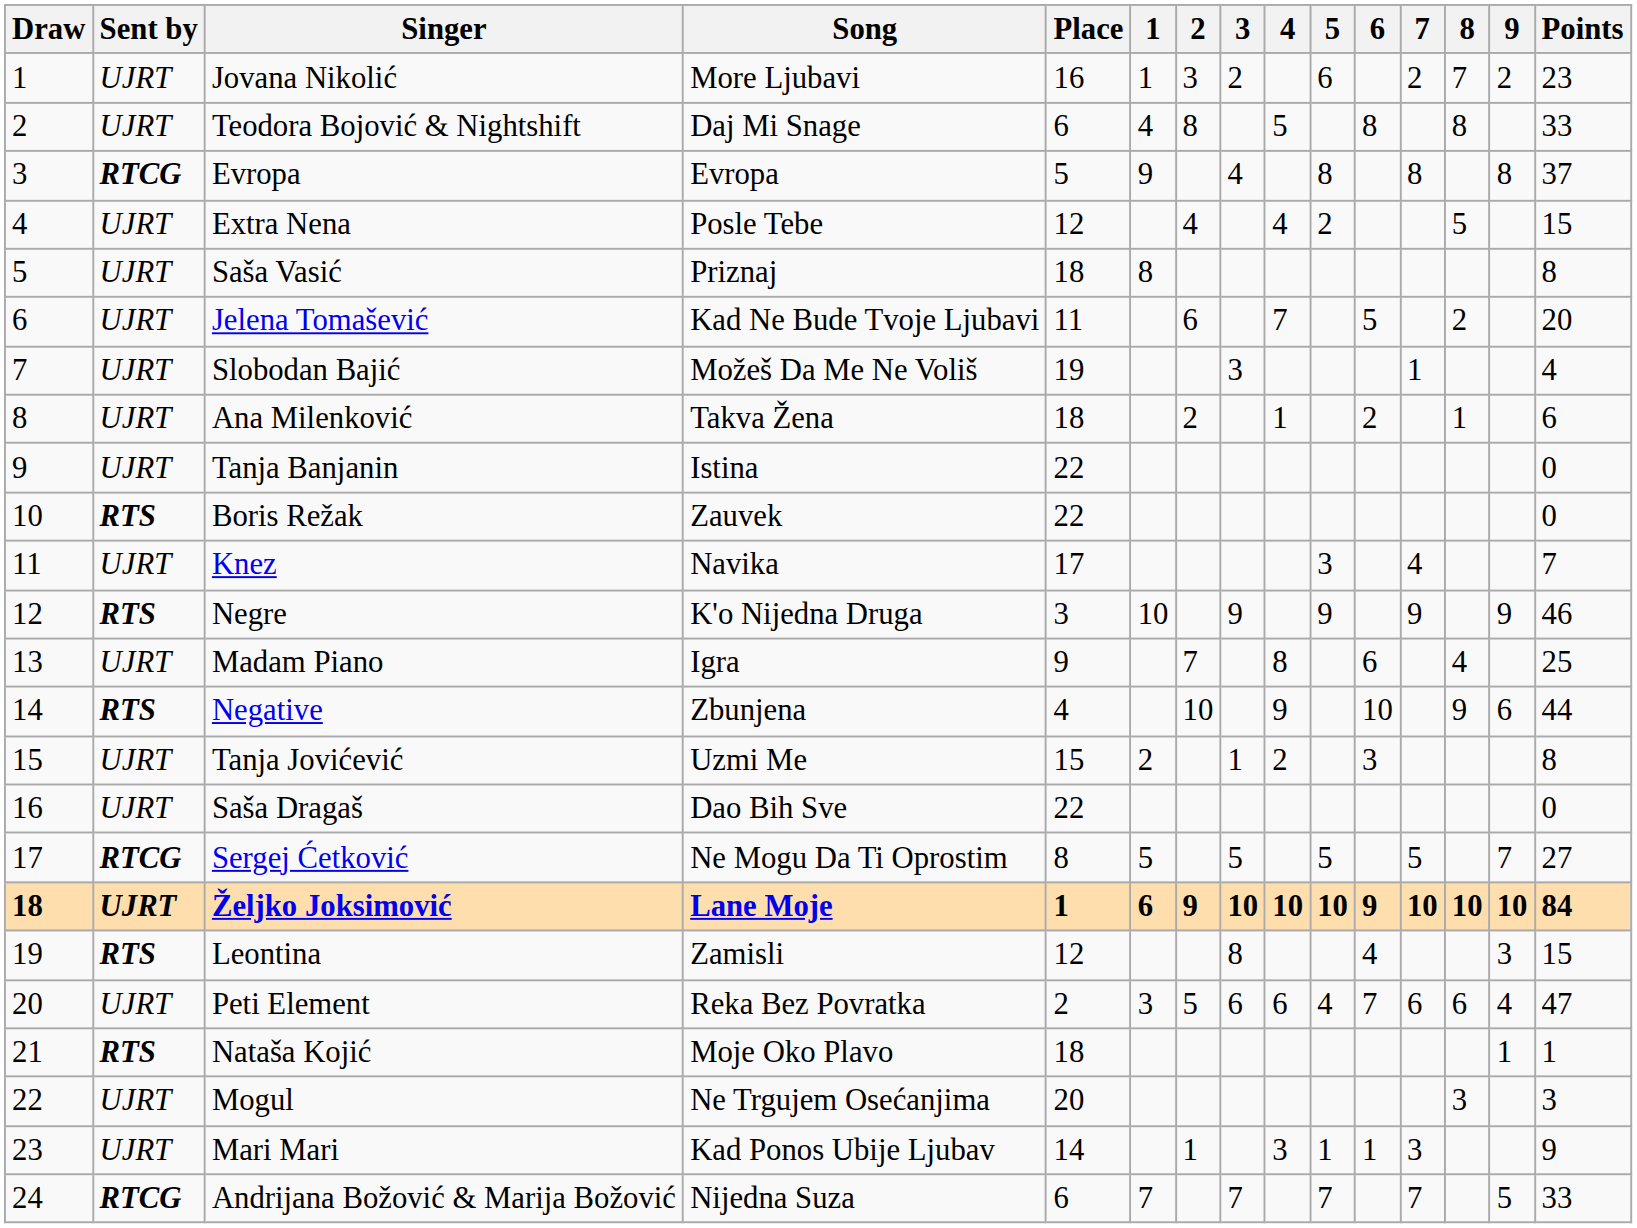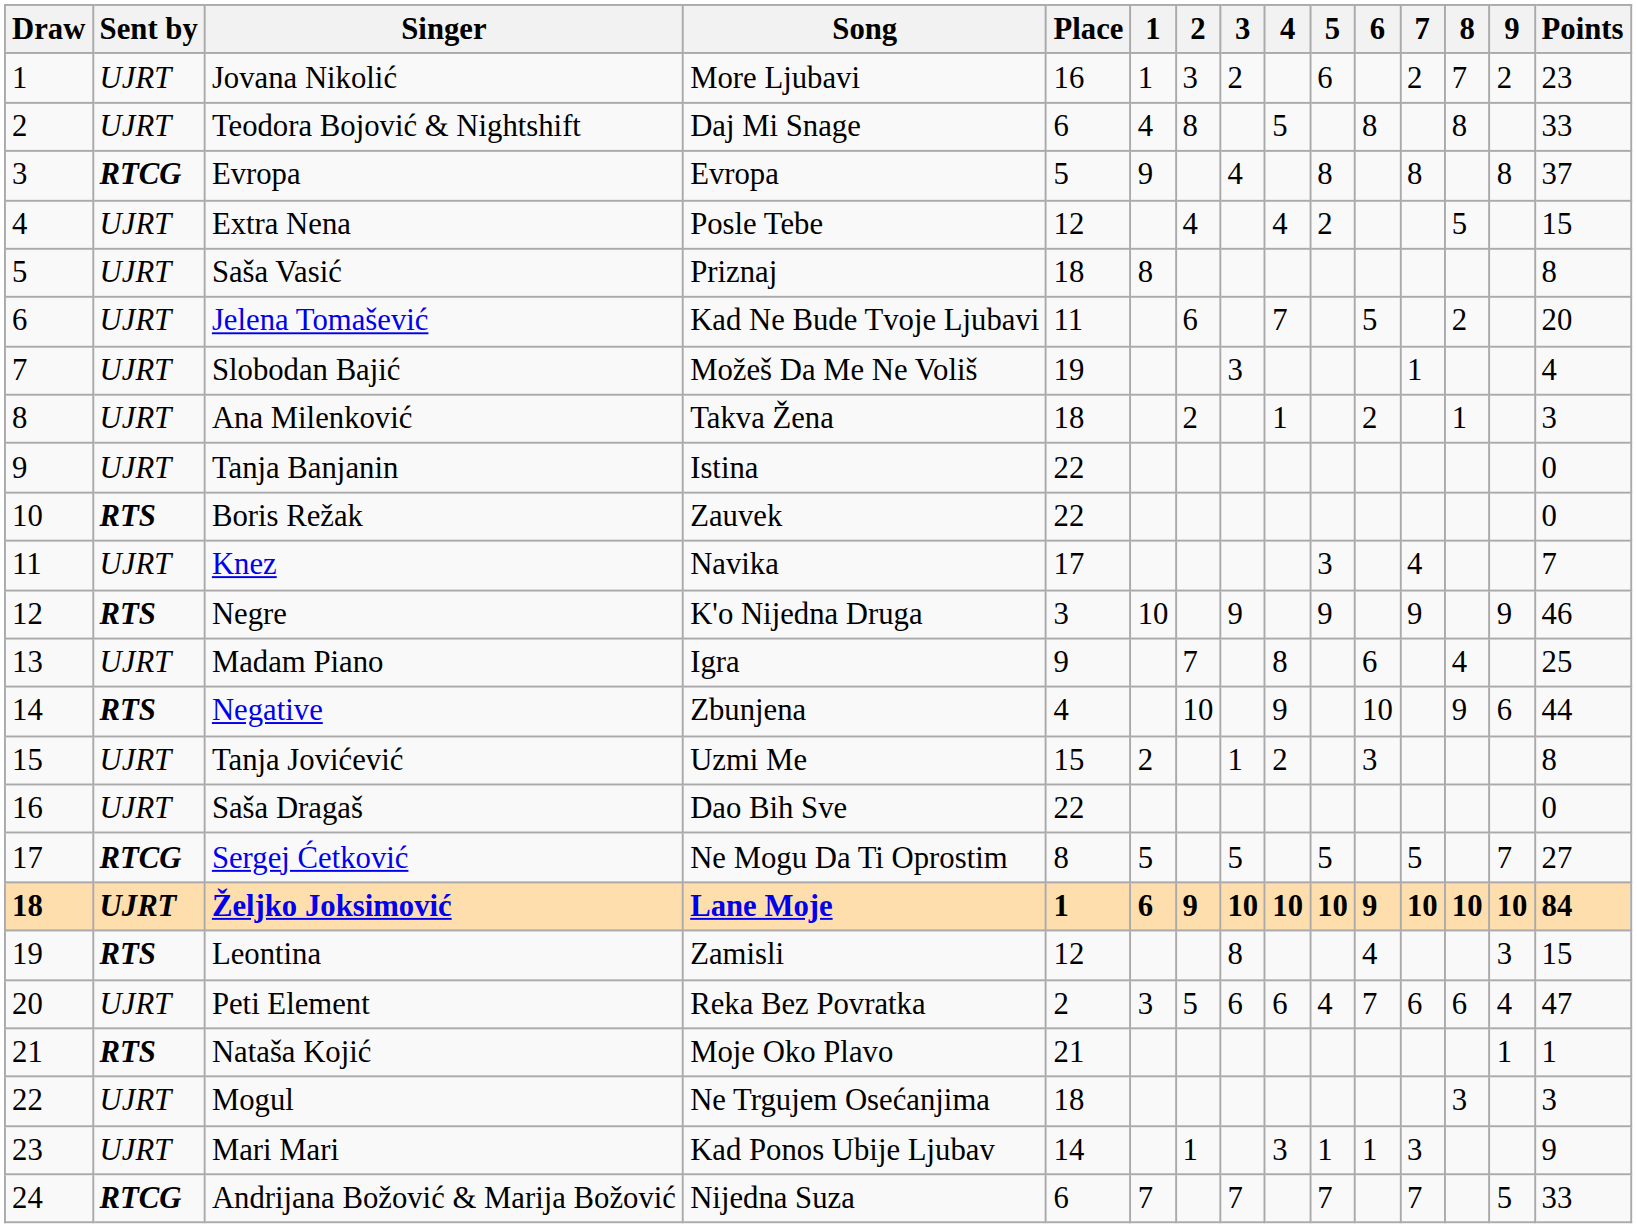(1549, 418) 6 -> (1549, 418) 3
(1069, 1051) 18 -> (1069, 1051) 21
(1069, 1100) 20 -> (1069, 1100) 18
